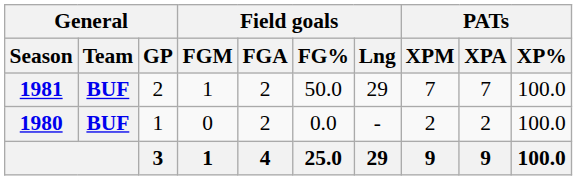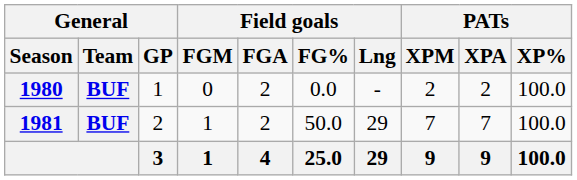rows swapped: (41, 123) <-> (41, 89)
